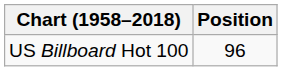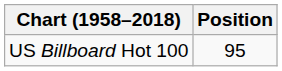(235, 50) 96 -> (235, 50) 95
